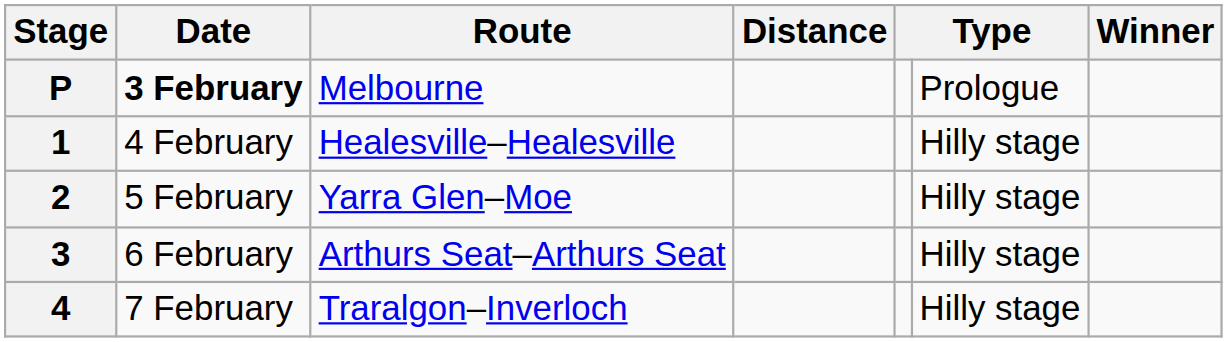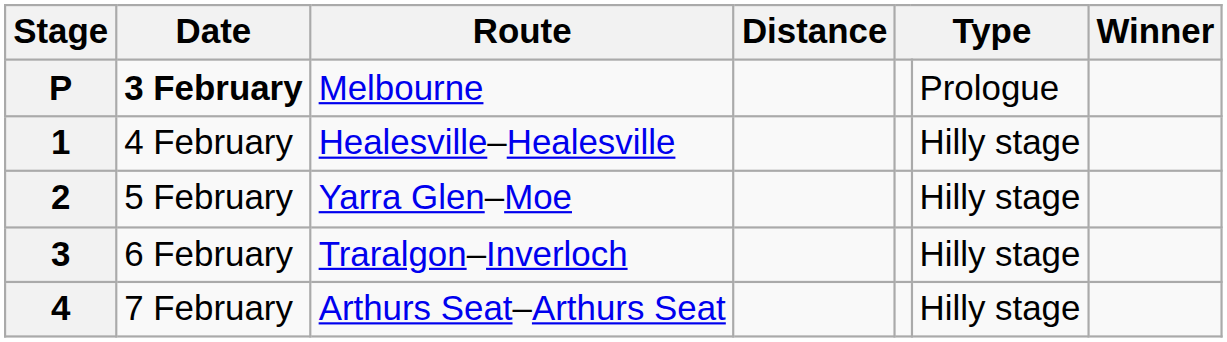(522, 253) Arthurs Seat–Arthurs Seat -> (473, 253) Traralgon–Inverloch
(473, 308) Traralgon–Inverloch -> (522, 308) Arthurs Seat–Arthurs Seat
